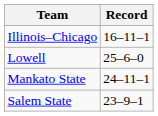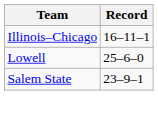- row: (47, 79)
